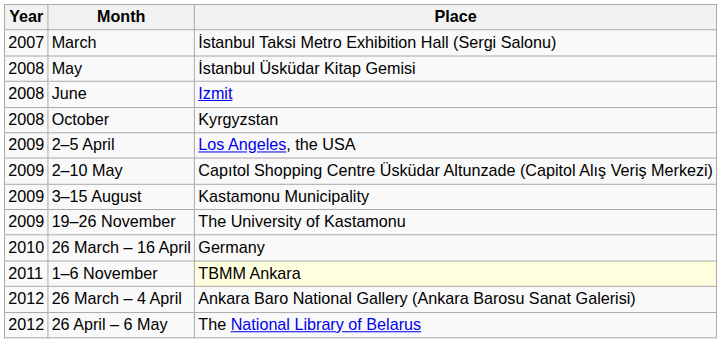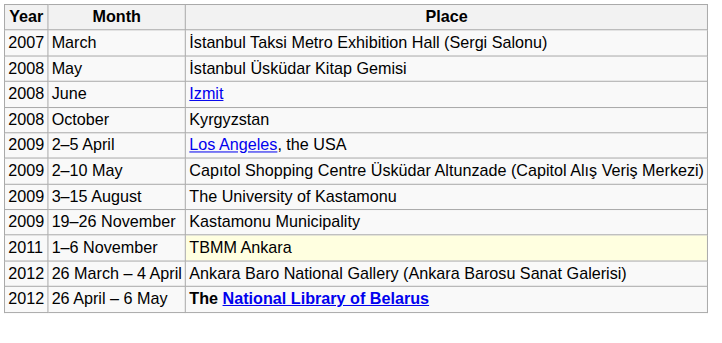(284, 196) Kastamonu Municipality -> (293, 196) The University of Kastamonu
(302, 222) The University of Kastamonu -> (275, 222) Kastamonu Municipality
- row: (121, 247)
(310, 324) normal -> (309, 299) bold
